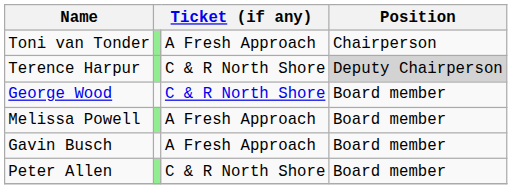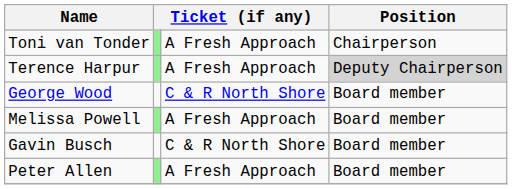(245, 69) C & R North Shore -> (240, 69) A Fresh Approach
(240, 146) A Fresh Approach -> (245, 146) C & R North Shore
(245, 171) C & R North Shore -> (240, 171) A Fresh Approach
